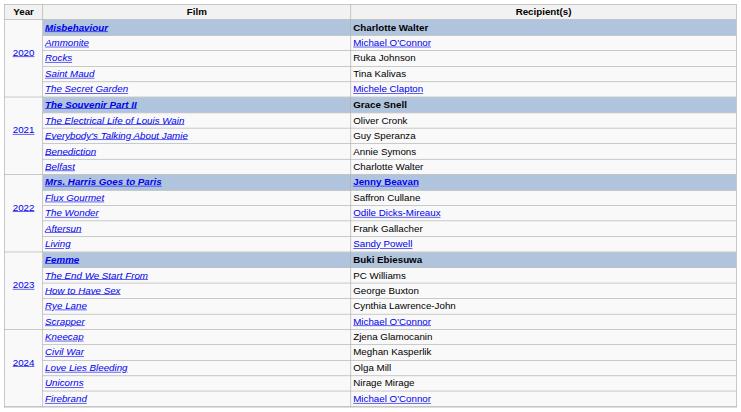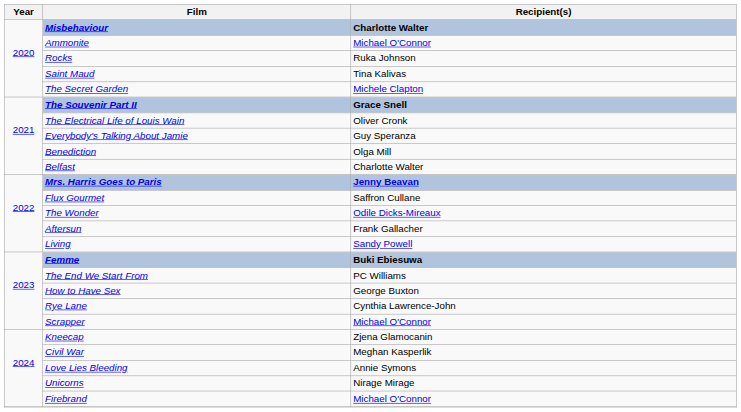(385, 151) Annie Symons -> (372, 151) Olga Mill
(372, 368) Olga Mill -> (385, 368) Annie Symons
